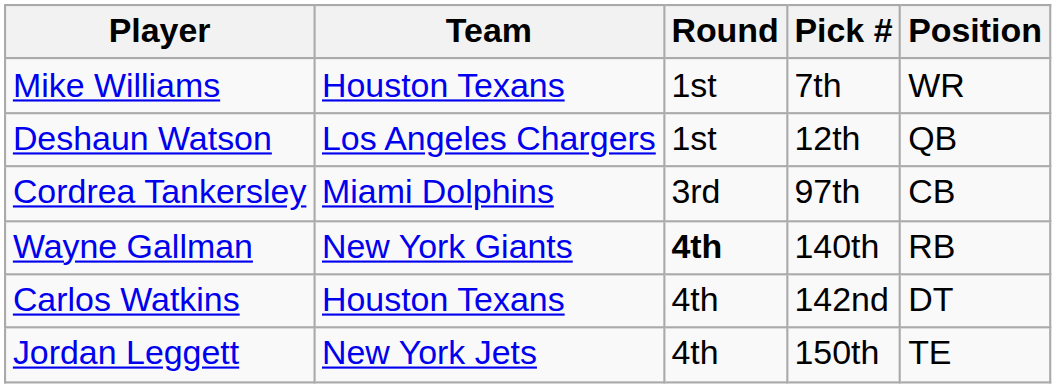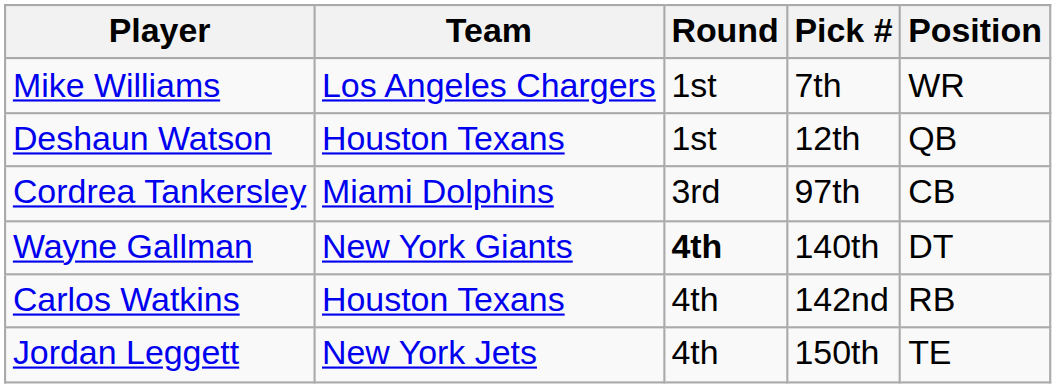(443, 85) Houston Texans -> (489, 85) Los Angeles Chargers
(489, 138) Los Angeles Chargers -> (443, 138) Houston Texans
(932, 246) RB -> (931, 246) DT
(931, 300) DT -> (932, 300) RB
